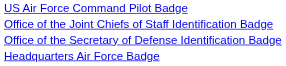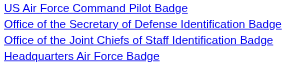rows swapped: (143, 40) <-> (139, 24)
